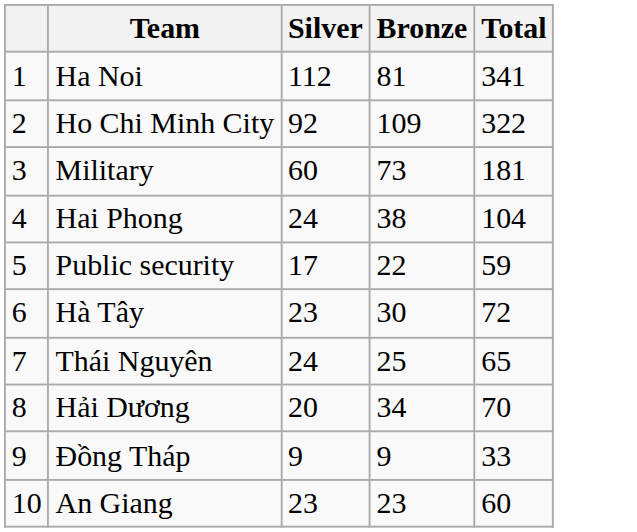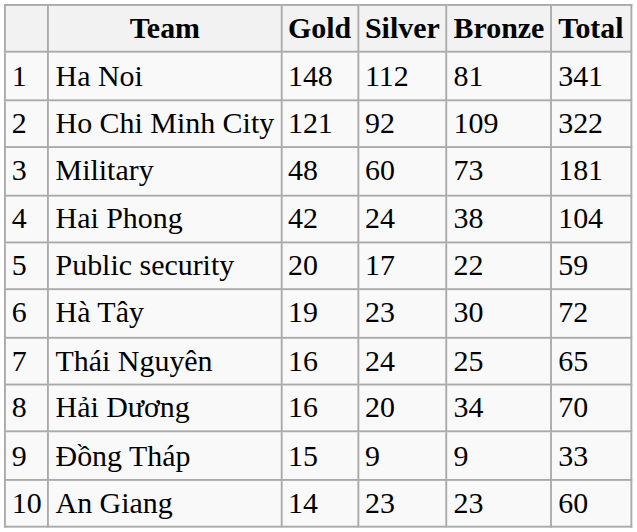+ column: (320, 28)
